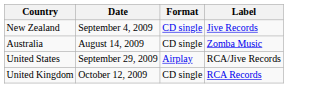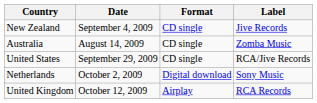(177, 59) Airplay -> (182, 59) CD single
+ row: (31, 75)
(182, 75) CD single -> (177, 91) Airplay
